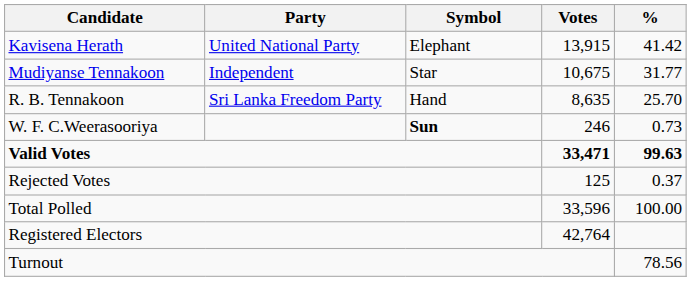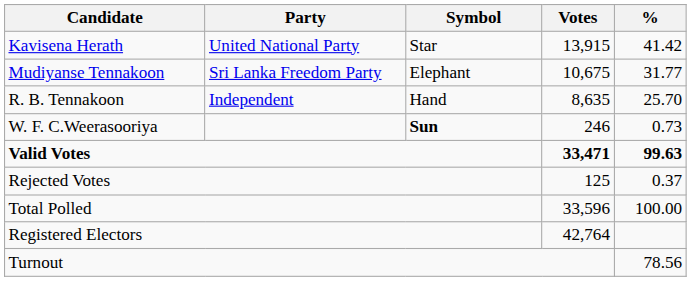(440, 45) Elephant -> (423, 45) Star
(251, 72) Independent -> (295, 72) Sri Lanka Freedom Party
(423, 72) Star -> (440, 72) Elephant
(295, 99) Sri Lanka Freedom Party -> (251, 99) Independent
